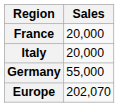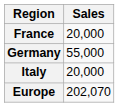rows swapped: (34, 72) <-> (34, 53)
